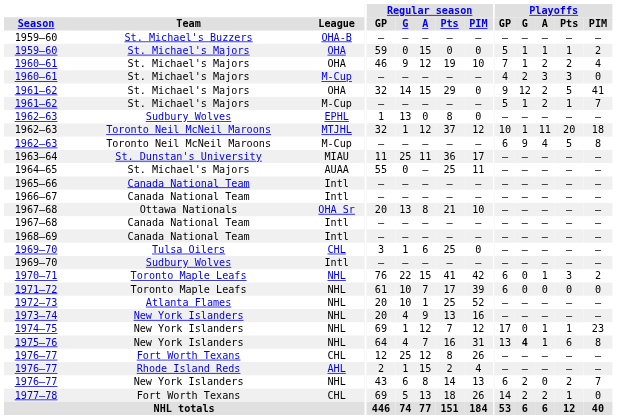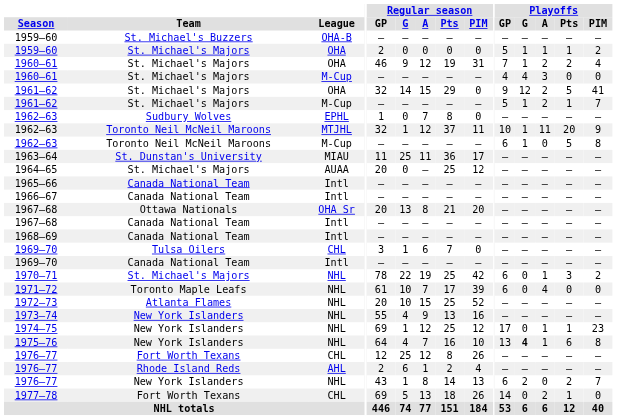(381, 50) 59 -> (381, 50) 2
(425, 50) 15 -> (425, 50) 0
(478, 64) 10 -> (478, 64) 31
(525, 77) 2 -> (525, 77) 4
(569, 77) 3 -> (569, 77) 0
(405, 117) 13 -> (405, 117) 0
(425, 117) 0 -> (425, 117) 7
(478, 130) 12 -> (478, 130) 11
(598, 130) 18 -> (598, 130) 9
(525, 143) 9 -> (525, 143) 1
(545, 143) 4 -> (545, 143) 0
(381, 170) 55 -> (381, 170) 20
(478, 170) 11 -> (478, 170) 12
(478, 210) 10 -> (478, 210) 20
(450, 249) 25 -> (450, 249) 7
(189, 263) Sudbury Wolves -> (189, 263) Canada National Team
(189, 276) Toronto Maple Leafs -> (189, 276) St. Michael's Majors
(381, 276) 76 -> (381, 276) 78
(425, 276) 15 -> (425, 276) 19
(450, 276) 41 -> (450, 276) 25
(545, 289) 0 -> (545, 289) 4
(425, 302) 1 -> (425, 302) 15
(381, 316) 20 -> (381, 316) 55
(450, 329) 7 -> (450, 329) 25
(478, 342) 31 -> (478, 342) 10
(405, 369) 1 -> (405, 369) 6
(425, 369) 15 -> (425, 369) 1
(405, 382) 6 -> (405, 382) 1
(525, 395) 2 -> (525, 395) 0
